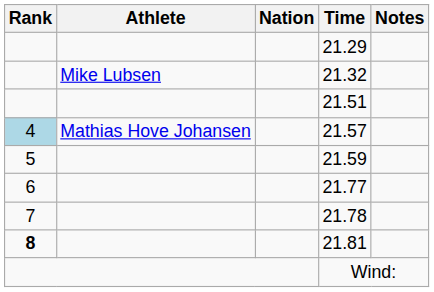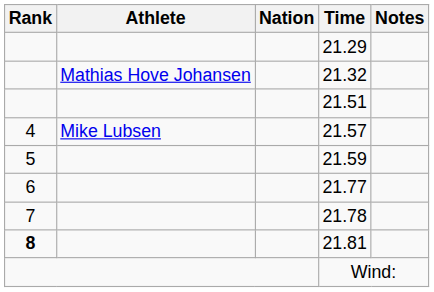(111, 74) Mike Lubsen -> (156, 74) Mathias Hove Johansen
(30, 131) lightblue background -> (30, 131) no background
(156, 131) Mathias Hove Johansen -> (111, 131) Mike Lubsen
